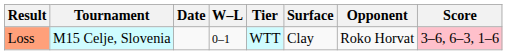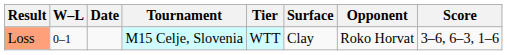columns swapped: (228, 15) <-> (112, 15)
(460, 38) pink background -> (460, 38) no background
